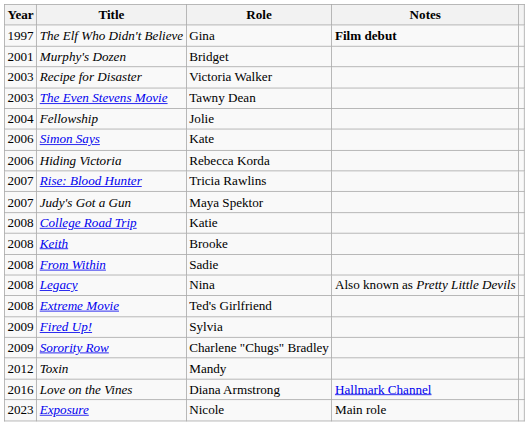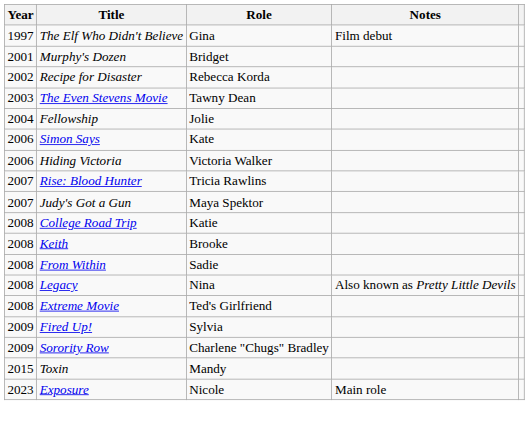(366, 35) bold -> (364, 35) normal
(21, 77) 2003 -> (21, 77) 2002
(231, 77) Victoria Walker -> (229, 77) Rebecca Korda
(229, 160) Rebecca Korda -> (231, 160) Victoria Walker
(21, 368) 2012 -> (21, 368) 2015
- row: (86, 389)
